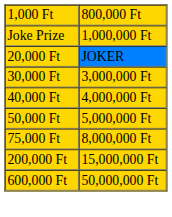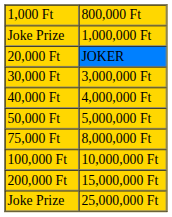+ row: (120, 159)
+ row: (120, 201)
- row: (120, 180)
